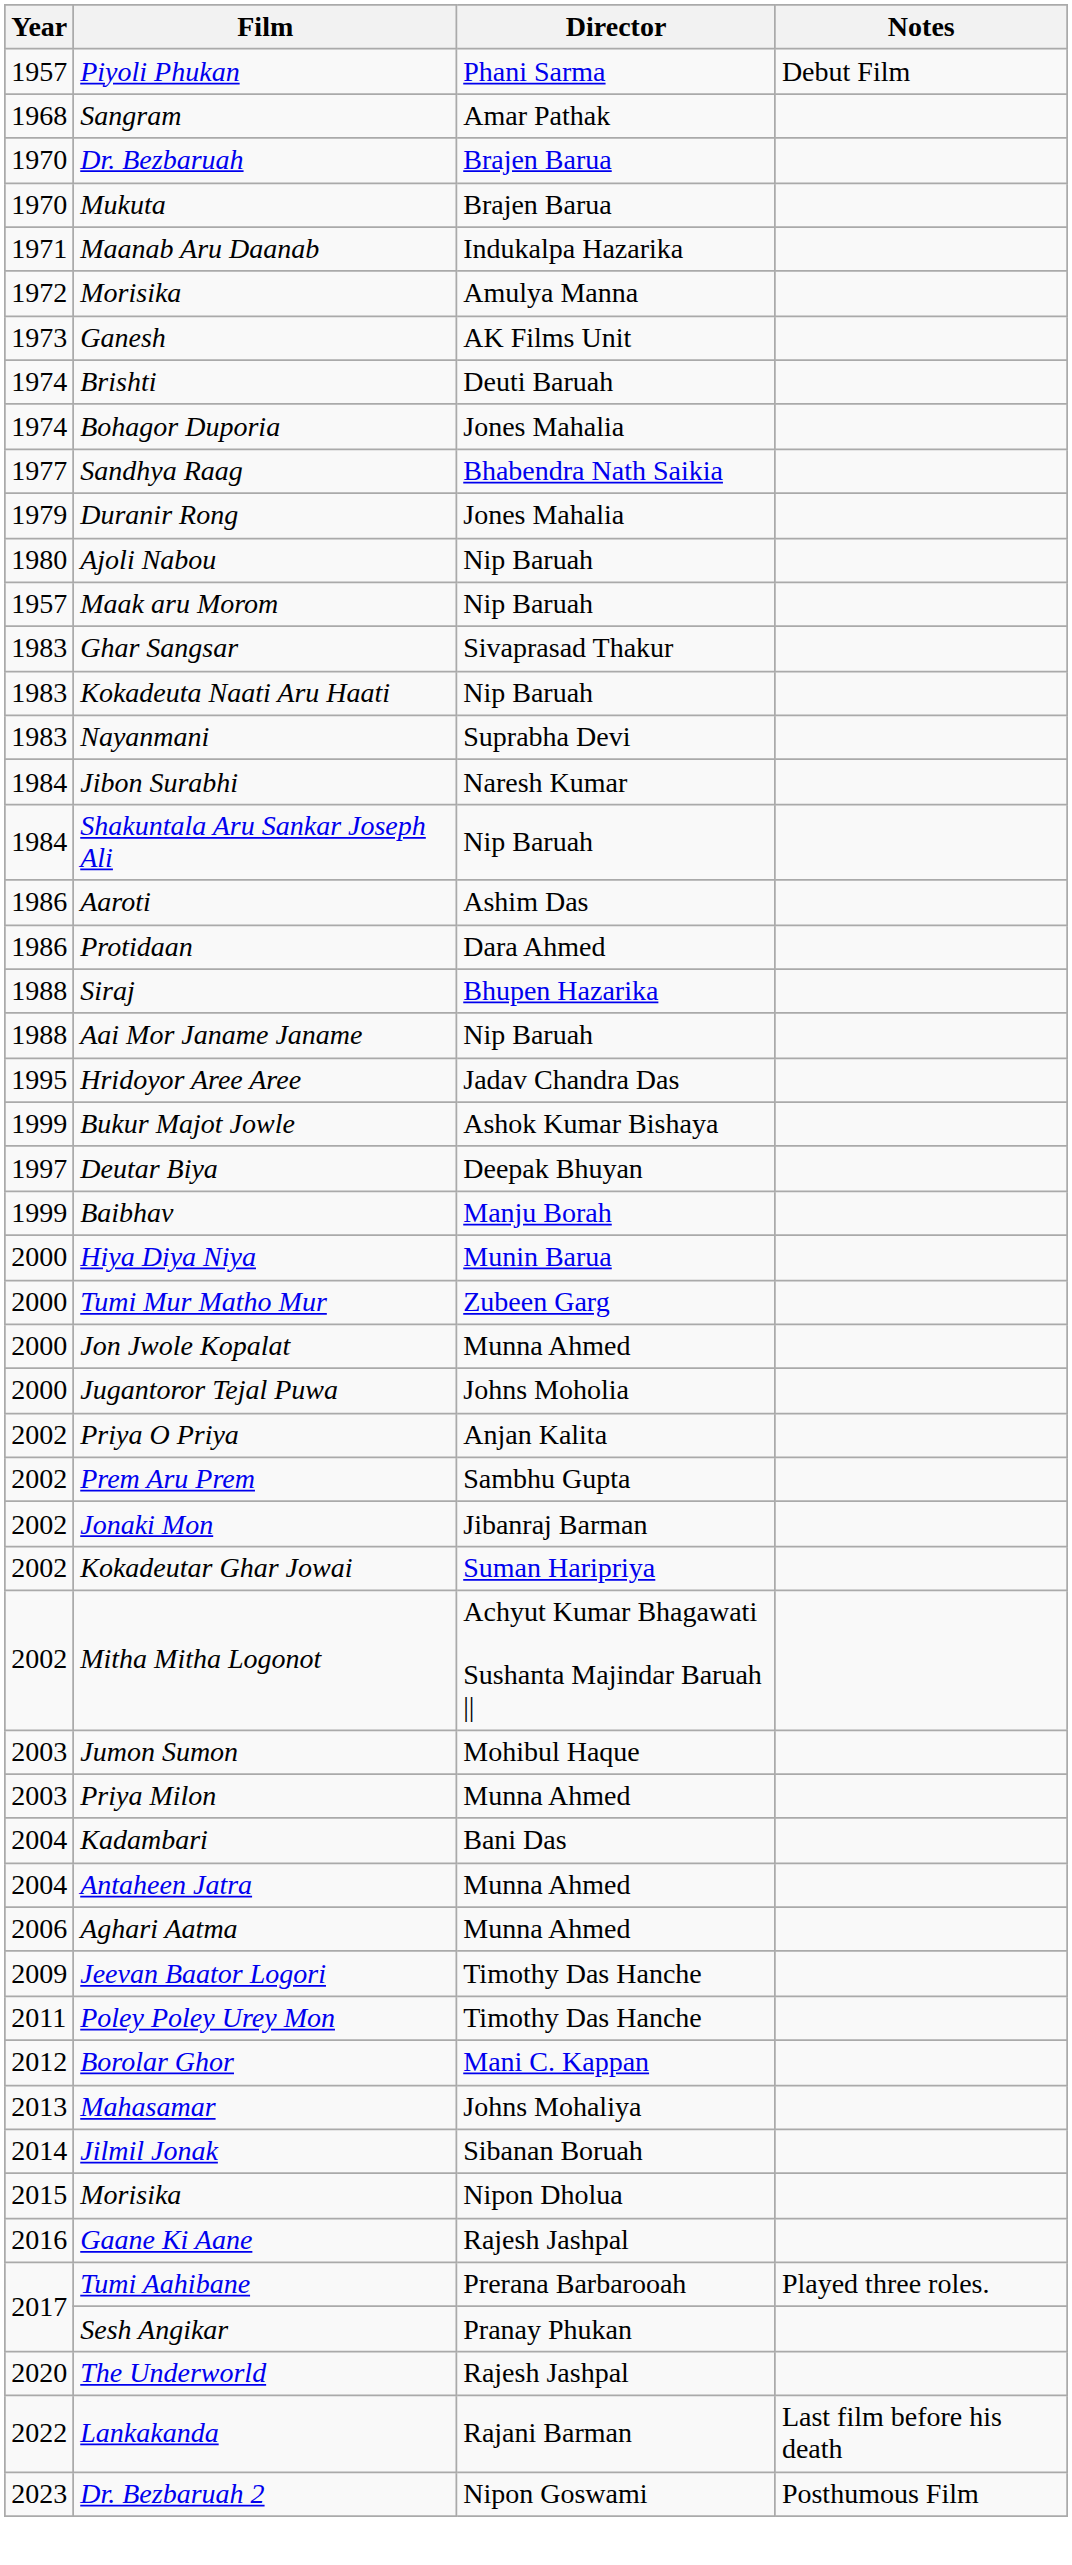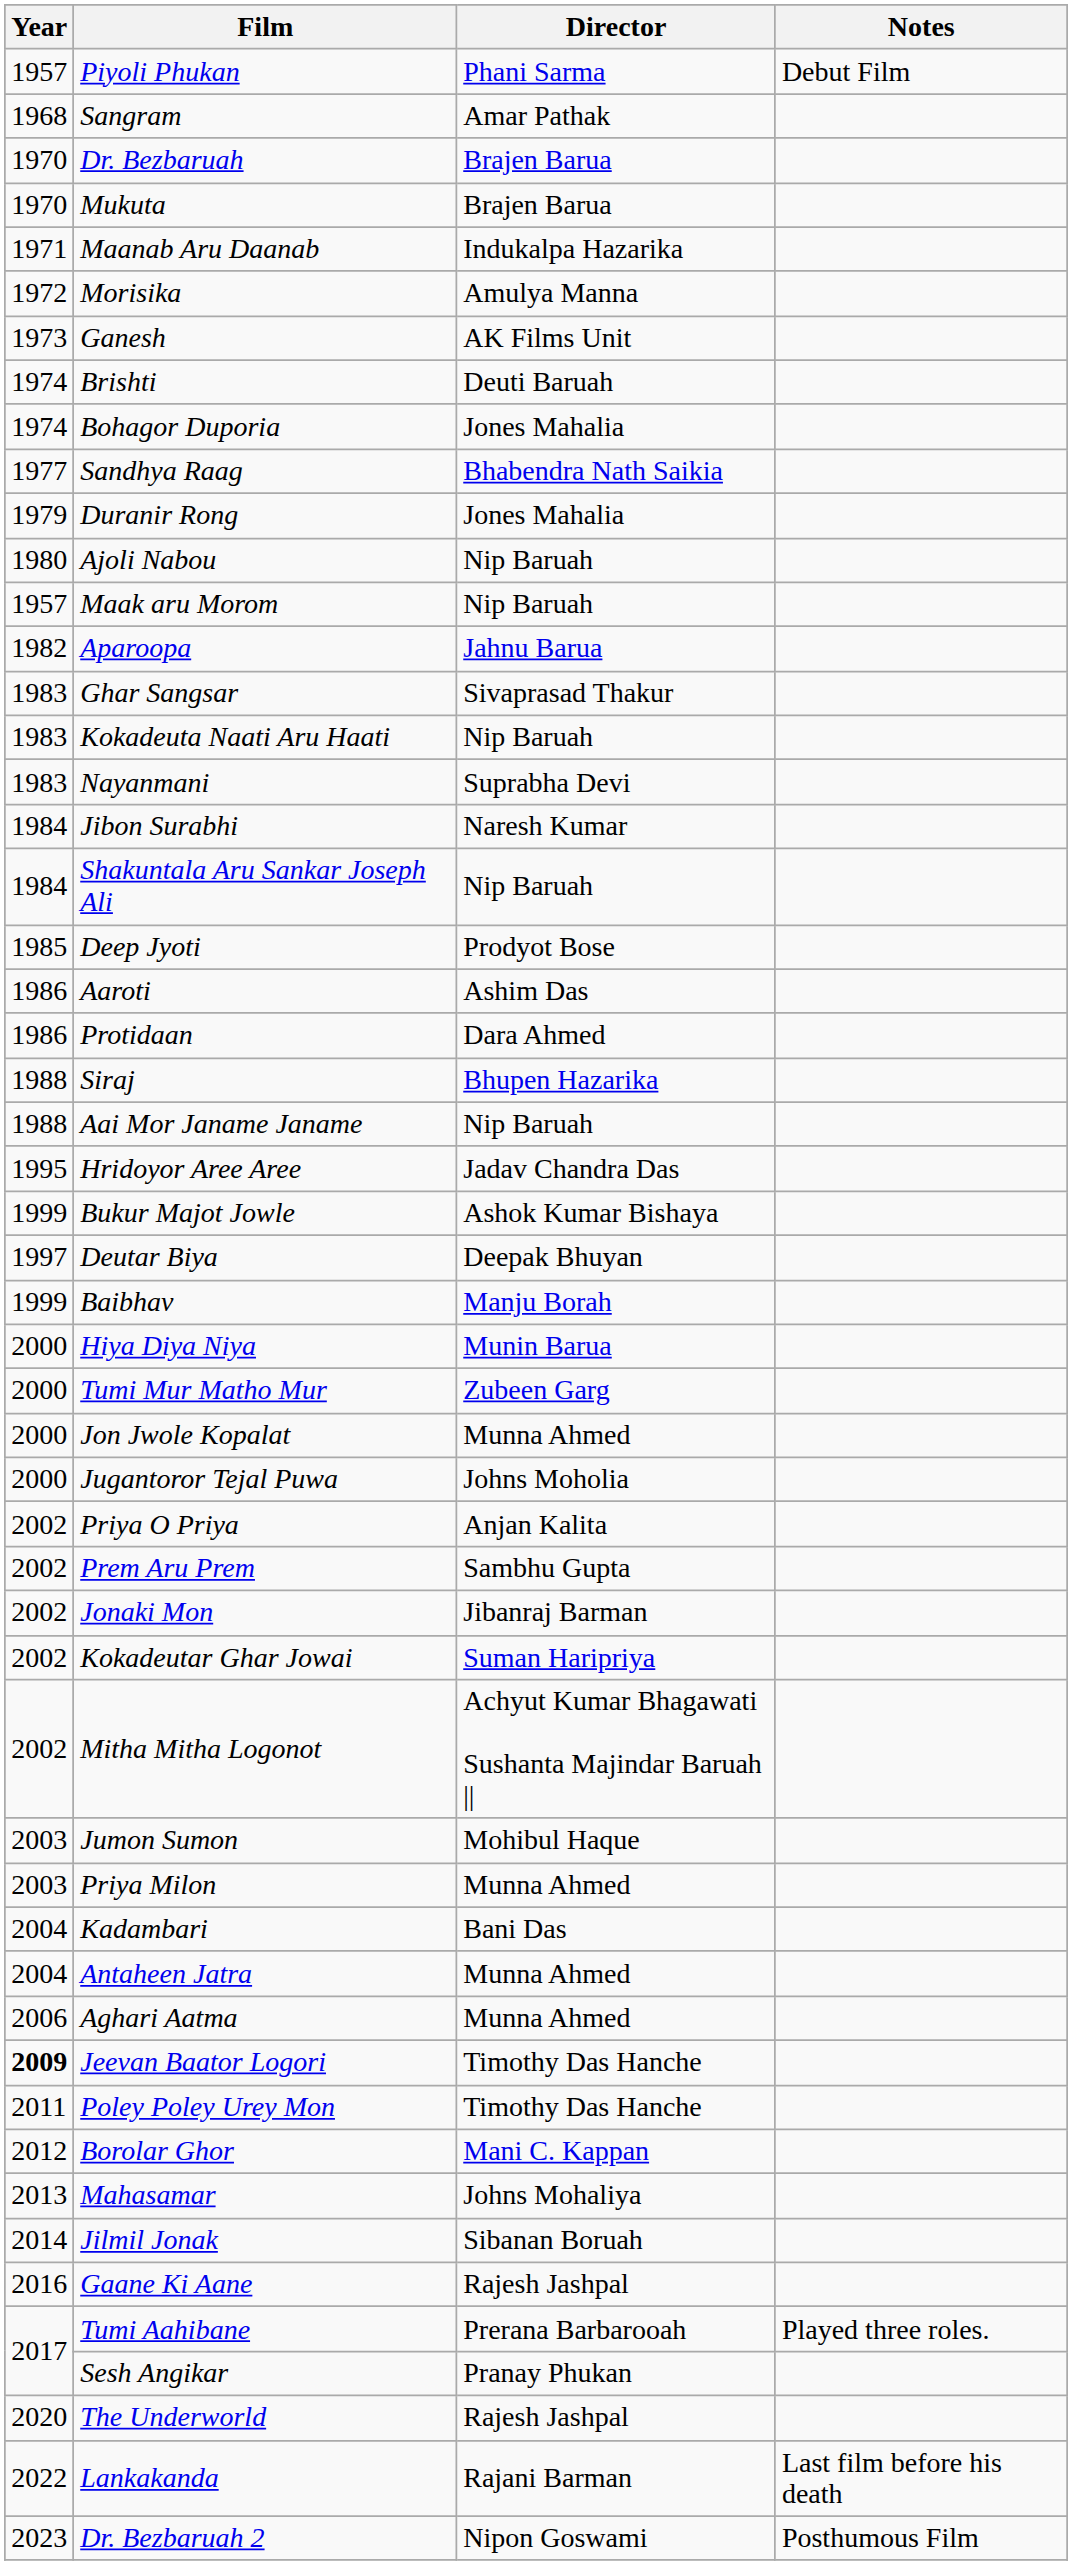+ row: (136, 648)
+ row: (140, 946)
(39, 1973) normal -> (39, 2062) bold
- row: (131, 2195)
